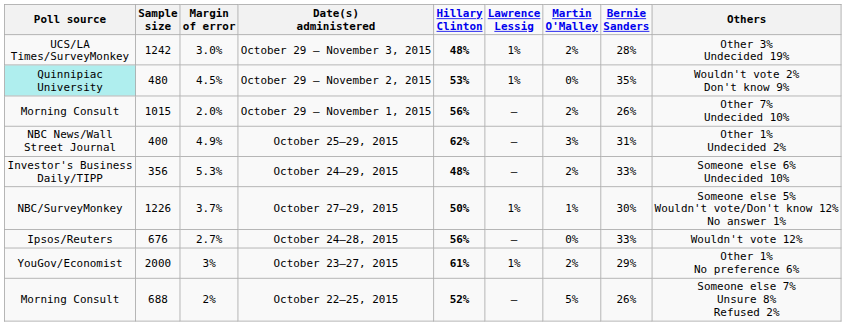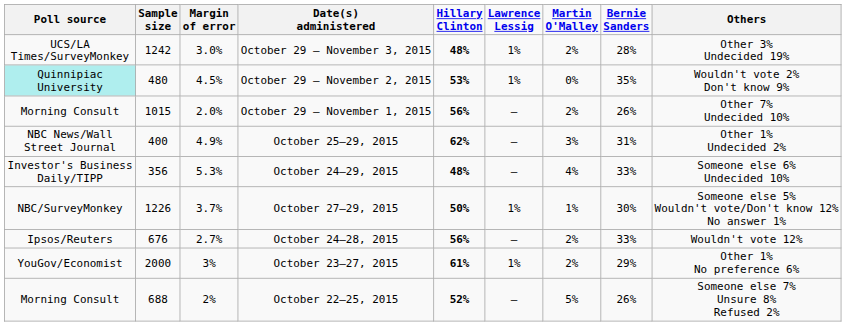(572, 172) 2% -> (572, 172) 4%
(572, 239) 0% -> (572, 239) 2%
